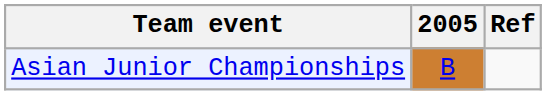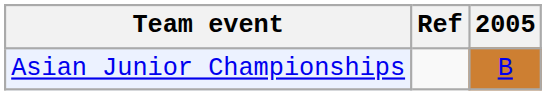columns swapped: (448, 26) <-> (513, 26)
